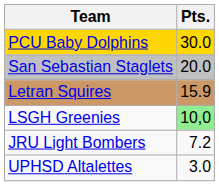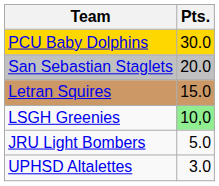(196, 92) 15.9 -> (196, 92) 15.0
(200, 142) 7.2 -> (200, 142) 5.0
